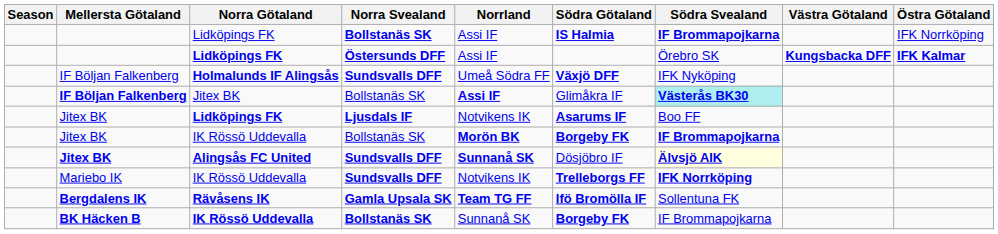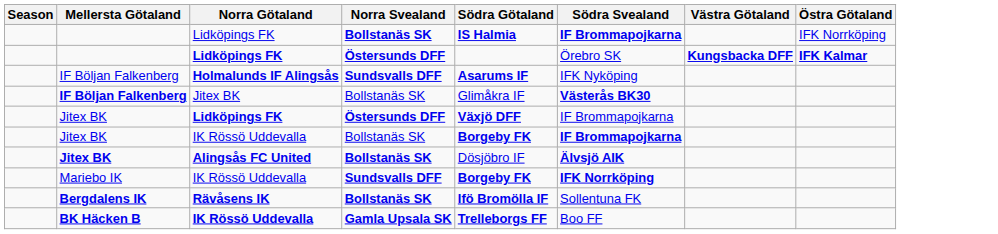- column: (504, 14)
(587, 75) Växjö DFF -> (493, 75) Asarums IF
(703, 96) paleturquoise background -> (605, 96) no background
(378, 116) Ljusdals IF -> (395, 116) Östersunds DFF
(591, 116) Asarums IF -> (489, 116) Växjö DFF
(679, 116) Boo FF -> (617, 116) IF Brommapojkarna
(393, 157) Sundsvalls DFF -> (388, 157) Bollstanäs SK
(690, 157) lightyellow background -> (592, 157) no background
(600, 177) Trelleborgs FF -> (494, 177) Borgeby FK
(398, 198) Gamla Upsala SK -> (388, 198) Bollstanäs SK
(388, 218) Bollstanäs SK -> (398, 218) Gamla Upsala SK
(592, 218) Borgeby FK -> (502, 218) Trelleborgs FF
(715, 218) IF Brommapojkarna -> (581, 218) Boo FF
